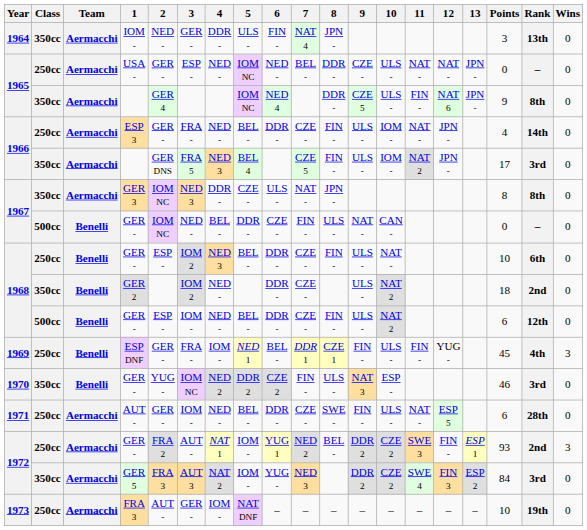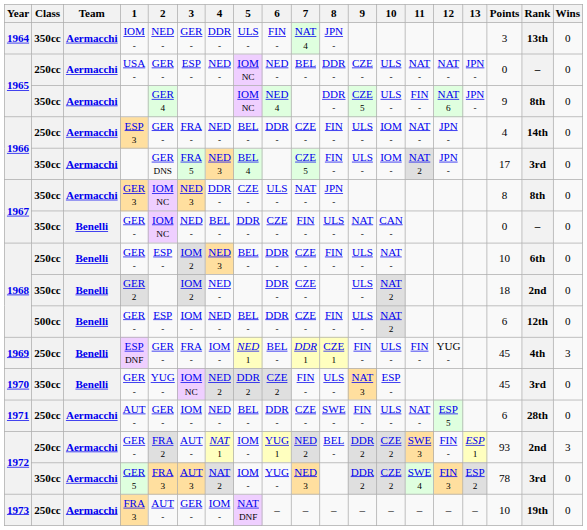(48, 227) 500cc -> (48, 227) 350cc
(505, 384) 46 -> (505, 384) 45
(505, 478) 84 -> (505, 478) 78
